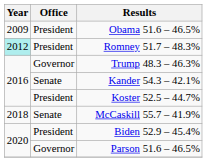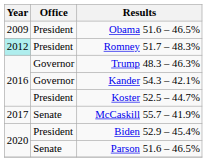(47, 81) Senate -> (54, 81) Governor
(18, 115) 2018 -> (18, 115) 2017
(54, 149) Governor -> (47, 149) Senate
